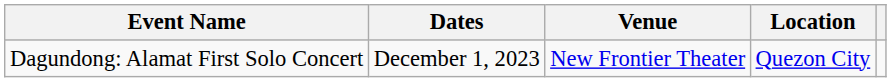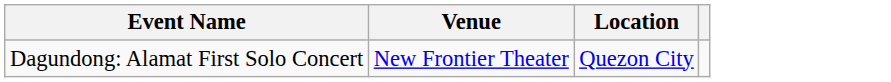- column: (457, 22)
